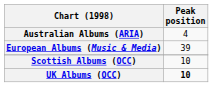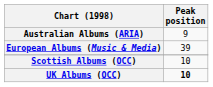(186, 34) 4 -> (186, 34) 9
